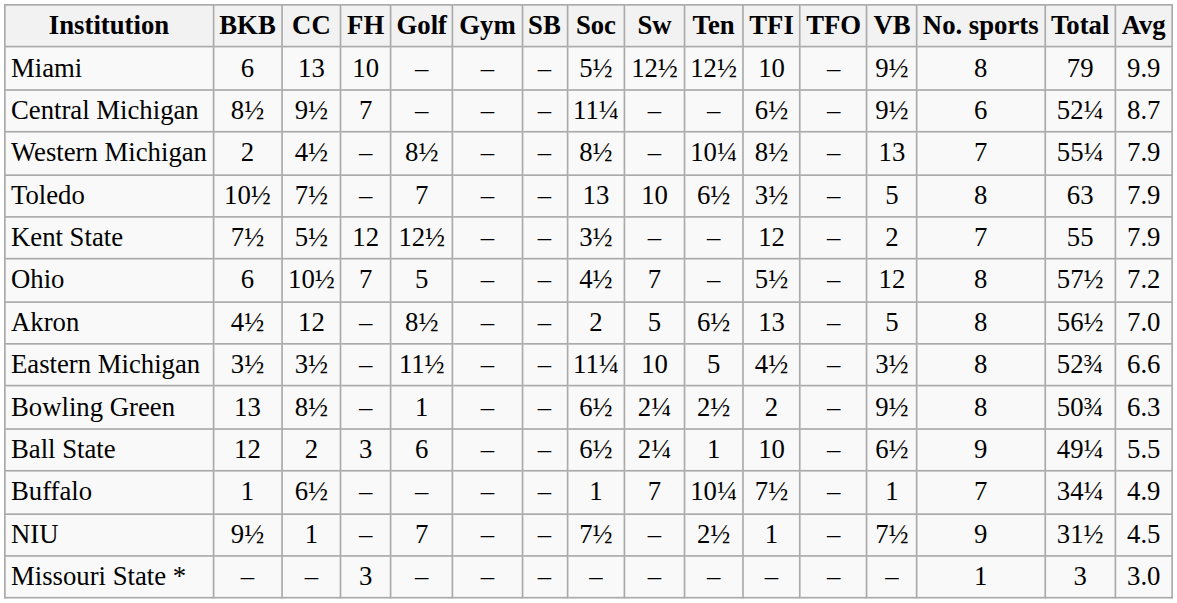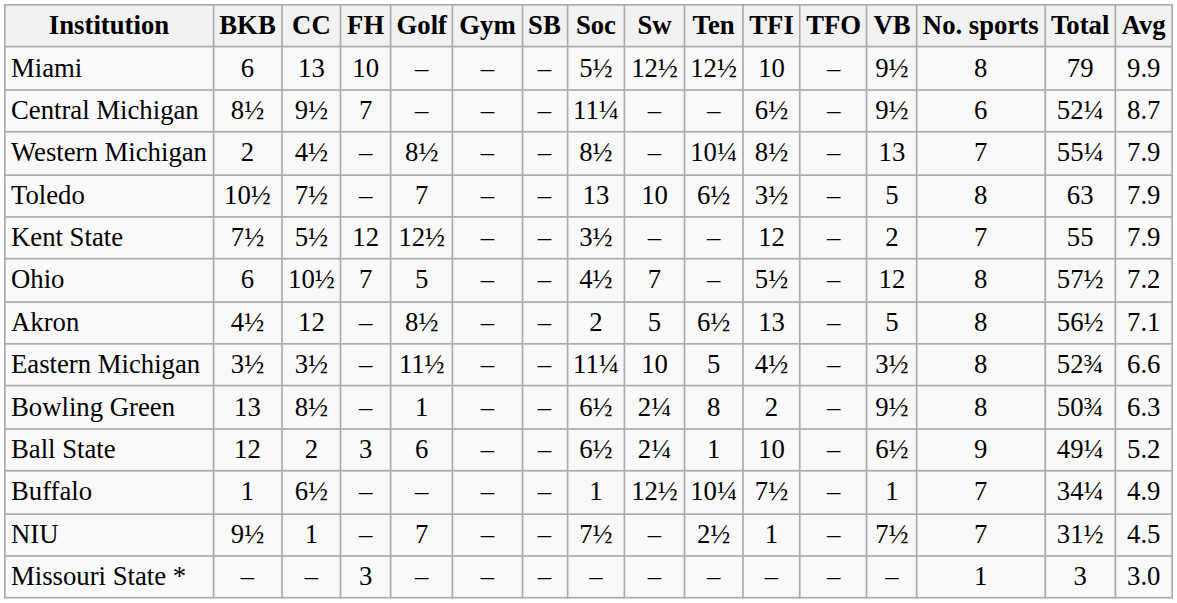(1144, 322) 7.0 -> (1144, 322) 7.1
(714, 407) 2½ -> (714, 407) 8
(1144, 449) 5.5 -> (1144, 449) 5.2
(655, 491) 7 -> (655, 491) 12½
(981, 534) 9 -> (981, 534) 7
